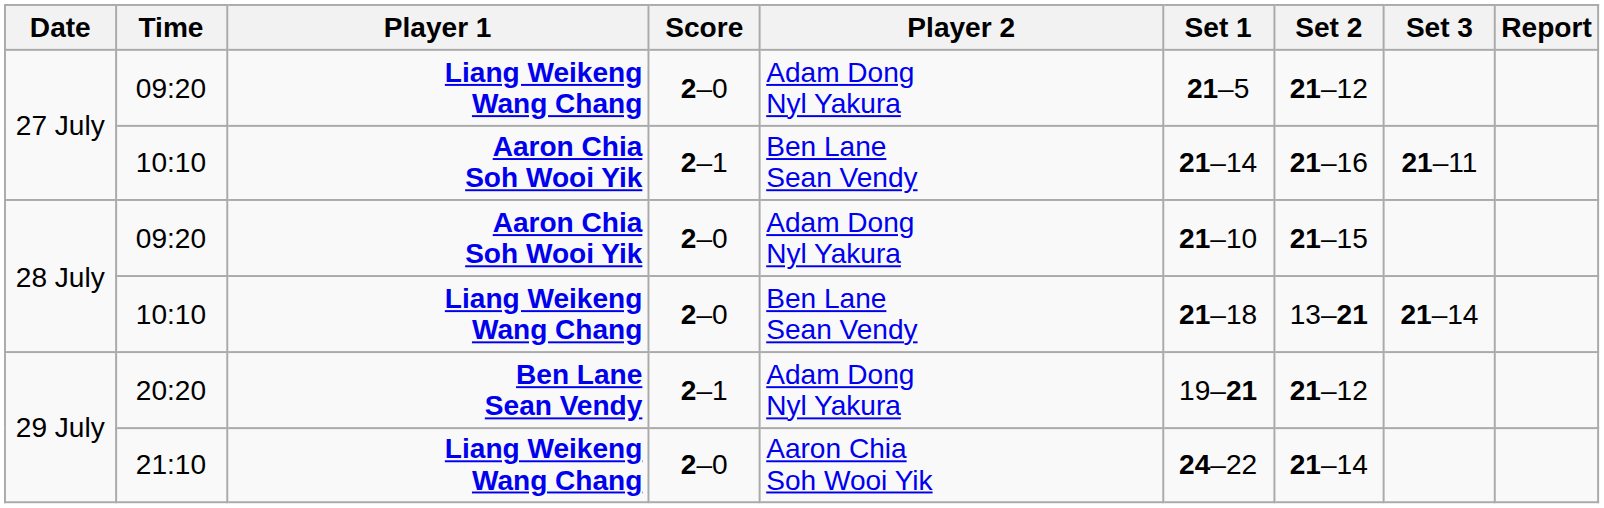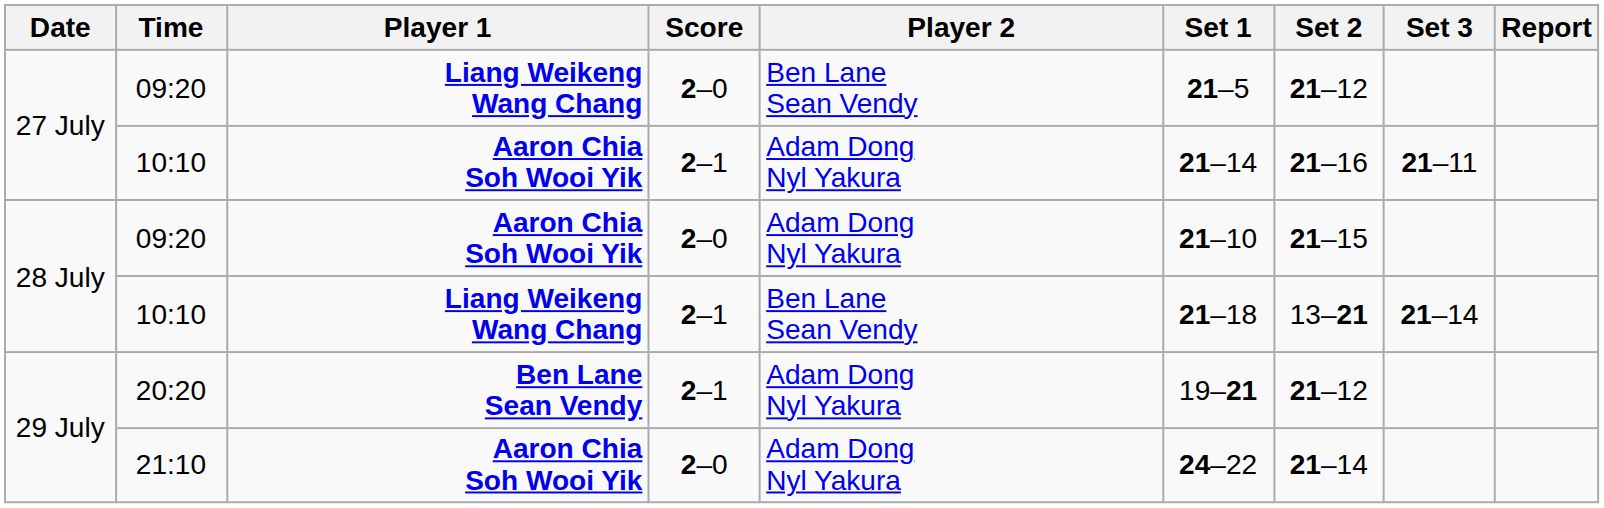(840, 88) Adam Dong Nyl Yakura -> (842, 88) Ben Lane Sean Vendy
(842, 163) Ben Lane Sean Vendy -> (840, 163) Adam Dong Nyl Yakura
(704, 314) 2–0 -> (704, 314) 2–1
(544, 465) Liang Weikeng Wang Chang -> (554, 465) Aaron Chia Soh Wooi Yik
(849, 465) Aaron Chia Soh Wooi Yik -> (840, 465) Adam Dong Nyl Yakura
